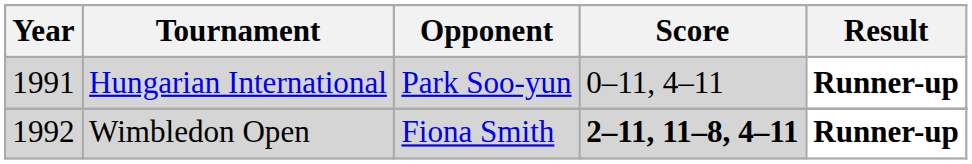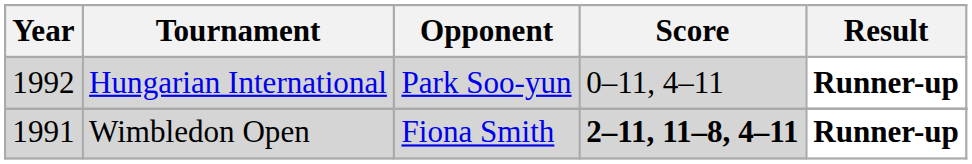(43, 81) 1991 -> (43, 81) 1992
(43, 133) 1992 -> (43, 133) 1991
